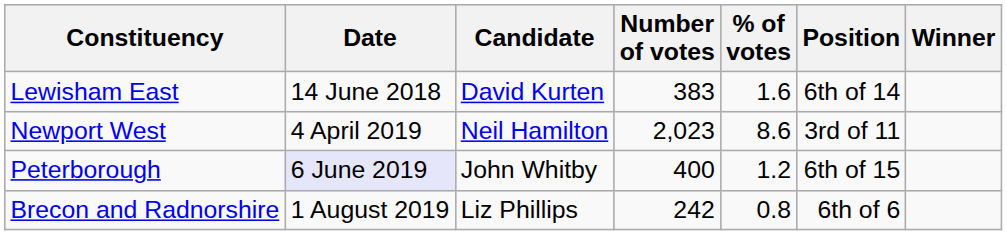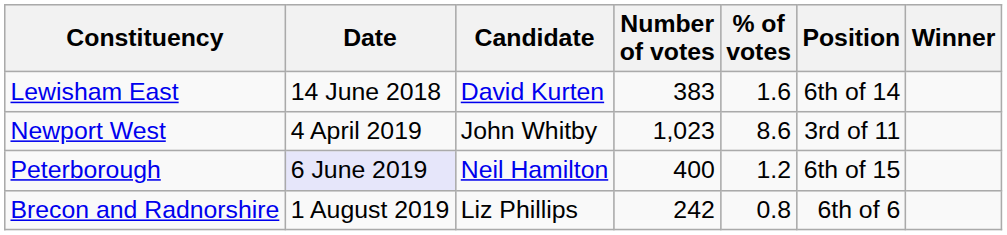(534, 130) Neil Hamilton -> (529, 130) John Whitby
(684, 130) 2,023 -> (684, 130) 1,023
(529, 170) John Whitby -> (534, 170) Neil Hamilton
